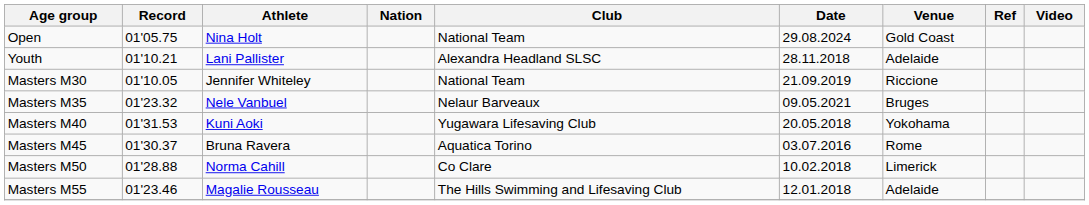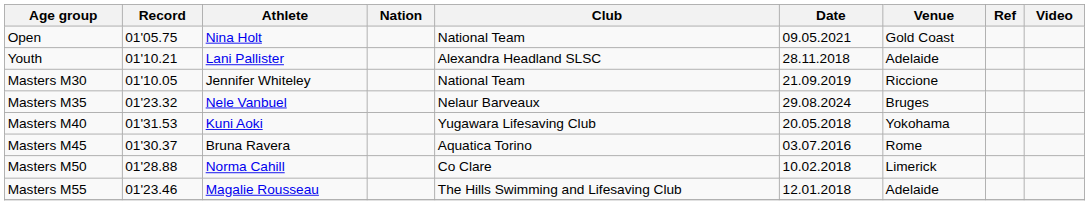(817, 37) 29.08.2024 -> (817, 37) 09.05.2021
(817, 102) 09.05.2021 -> (817, 102) 29.08.2024
